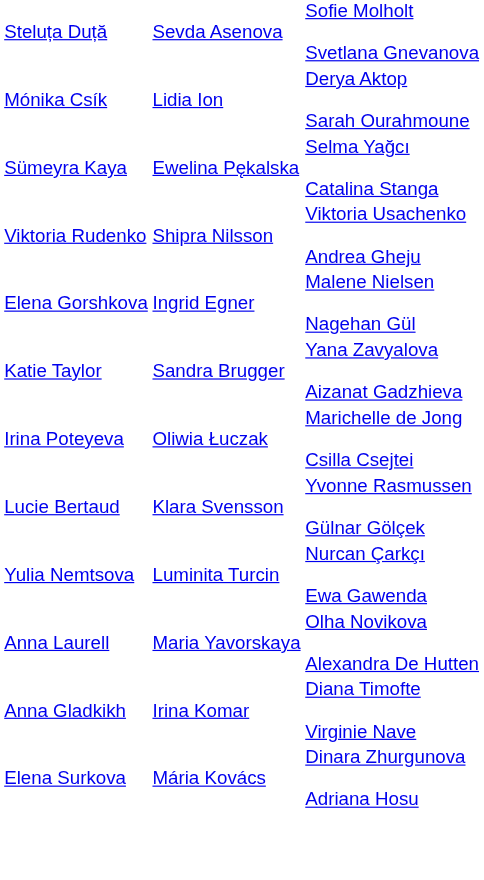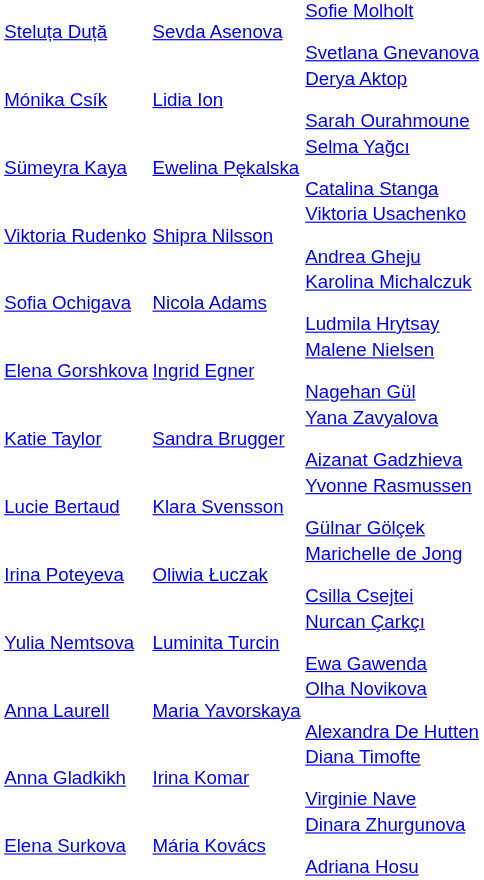+ row: (68, 303)
rows swapped: (62, 507) <-> (64, 439)
